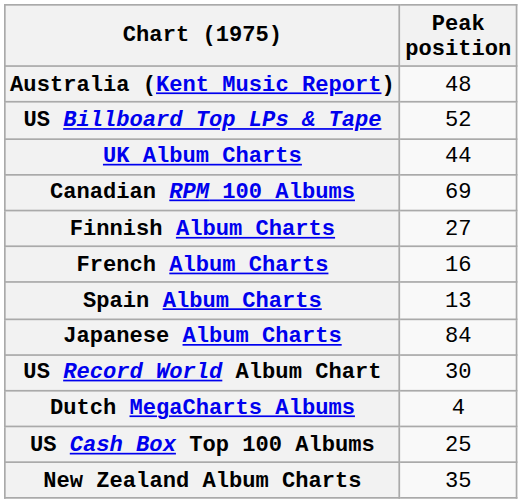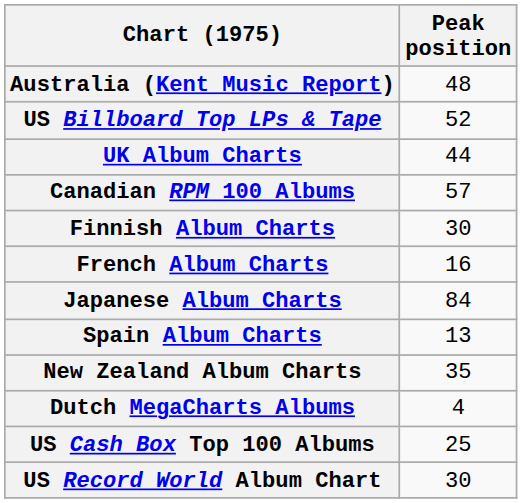(458, 192) 69 -> (458, 192) 57
(458, 228) 27 -> (458, 228) 30
rows swapped: (202, 337) <-> (202, 300)
rows swapped: (202, 481) <-> (202, 373)
